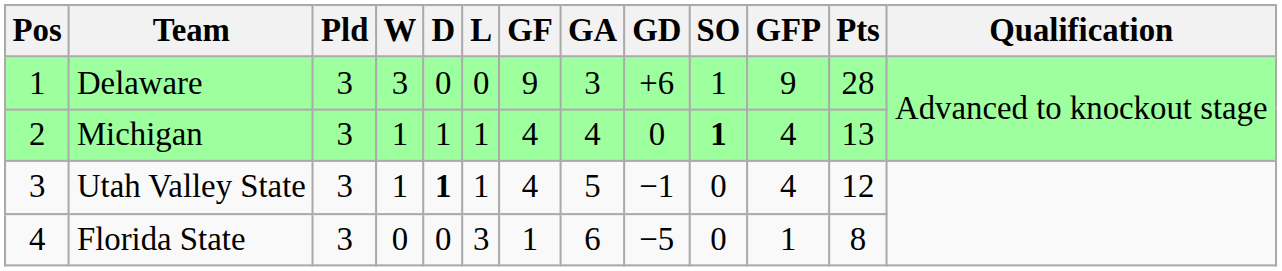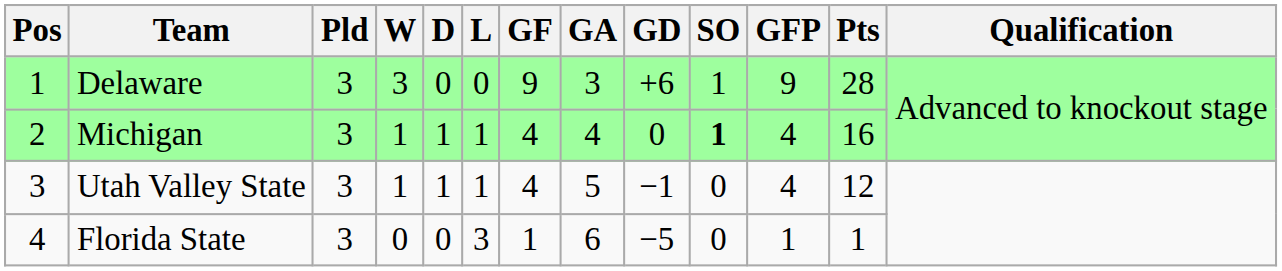(858, 134) 13 -> (858, 134) 16
(443, 186) bold -> (443, 186) normal
(858, 238) 8 -> (858, 238) 1
